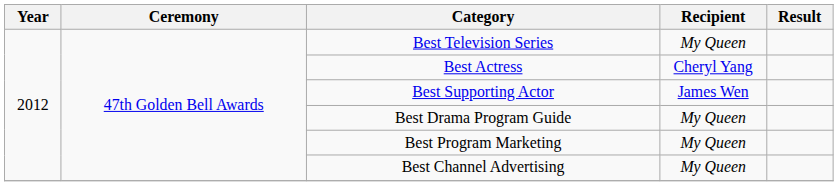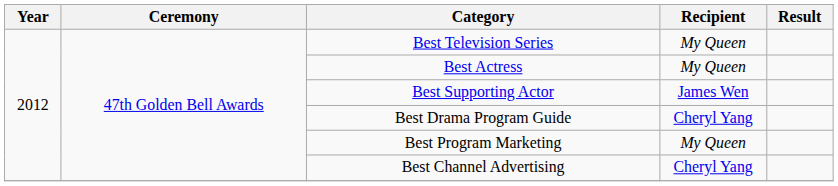(713, 67) Cheryl Yang -> (713, 67) My Queen
(713, 117) My Queen -> (713, 117) Cheryl Yang
(713, 167) My Queen -> (713, 167) Cheryl Yang
